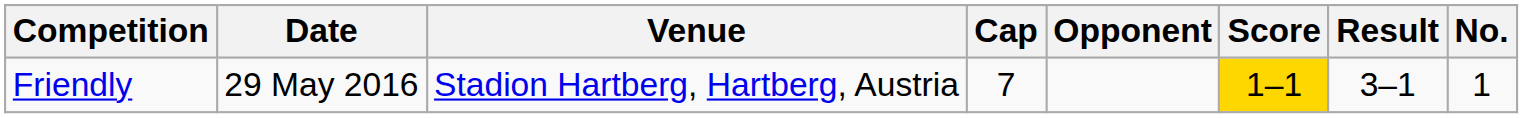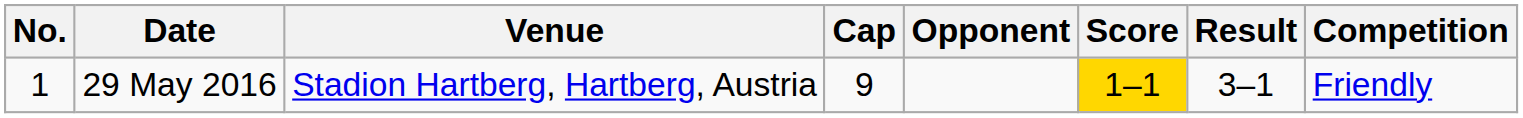columns swapped: (1482, 31) <-> (111, 31)
(1006, 84) 7 -> (864, 84) 9
